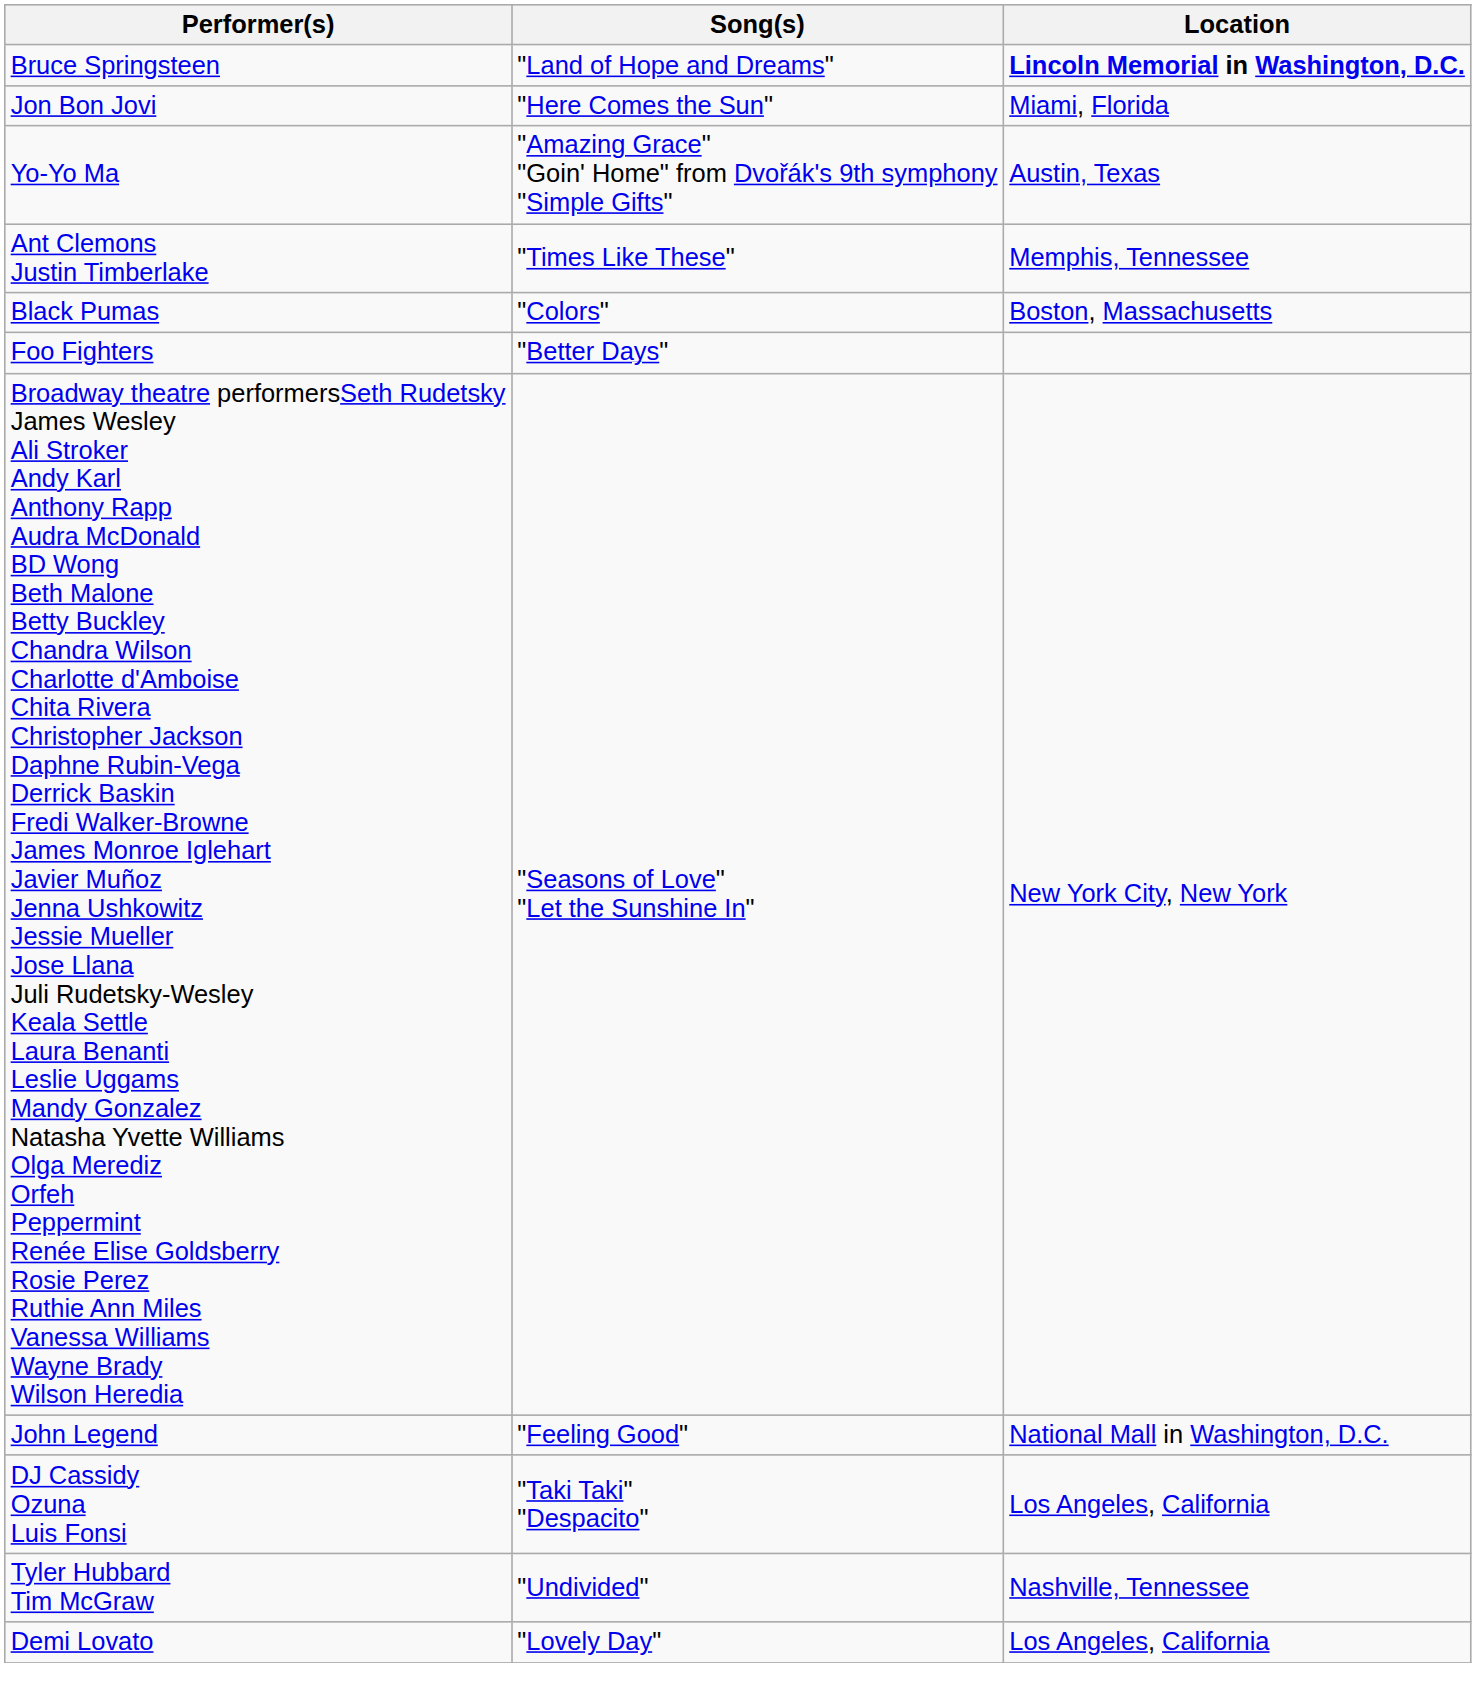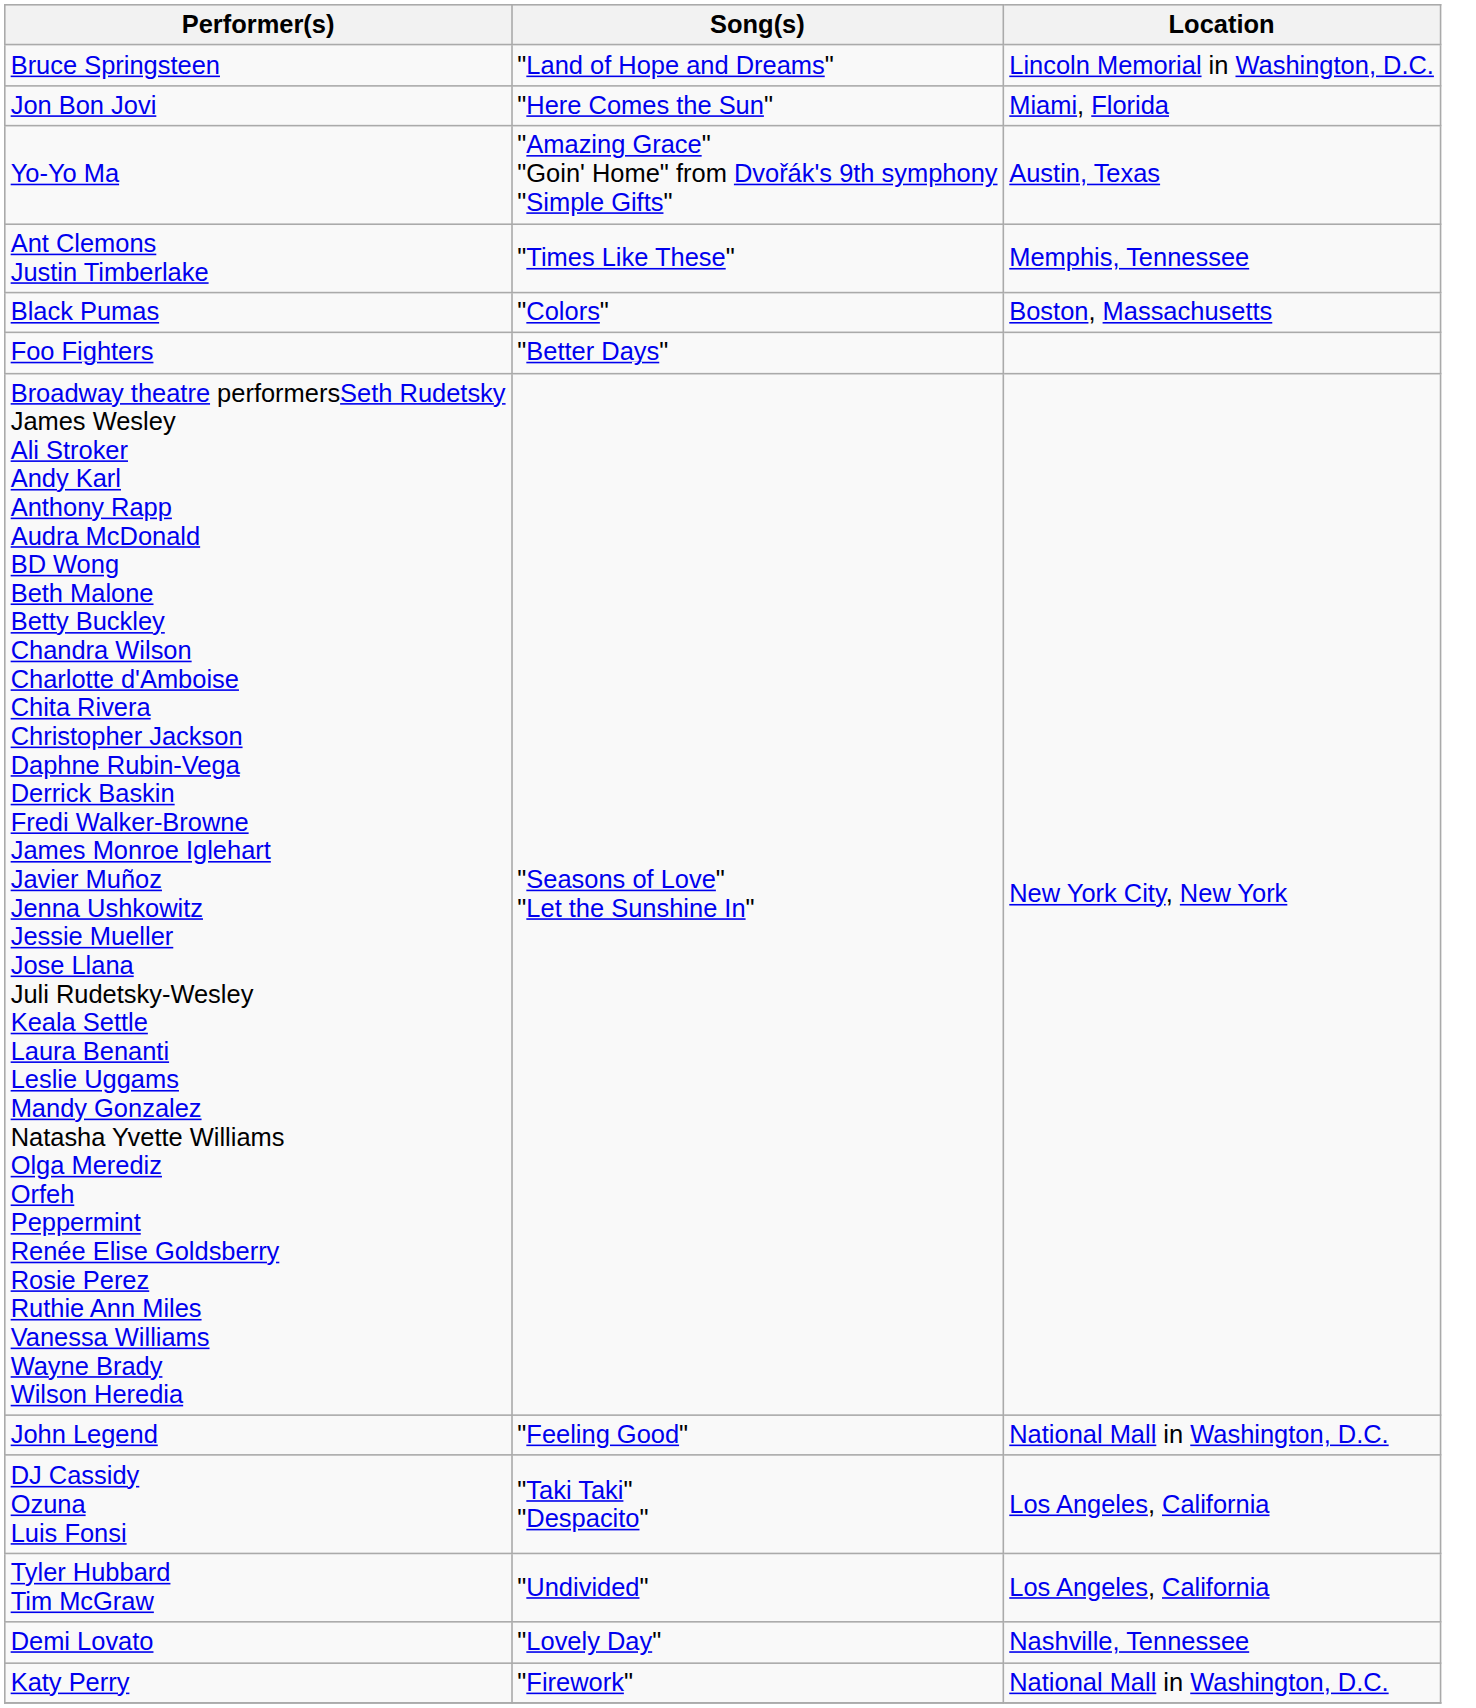(1237, 65) bold -> (1222, 65) normal
(1129, 1587) Nashville, Tennessee -> (1139, 1587) Los Angeles, California
(1139, 1641) Los Angeles, California -> (1129, 1641) Nashville, Tennessee
+ row: (70, 1682)
